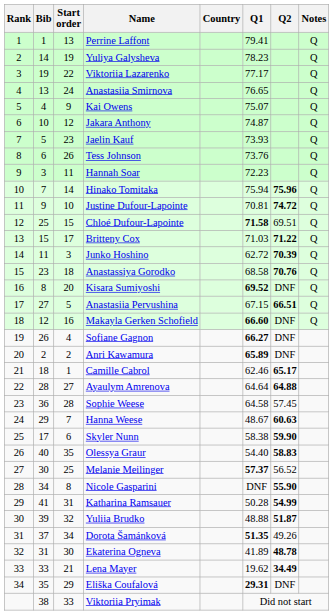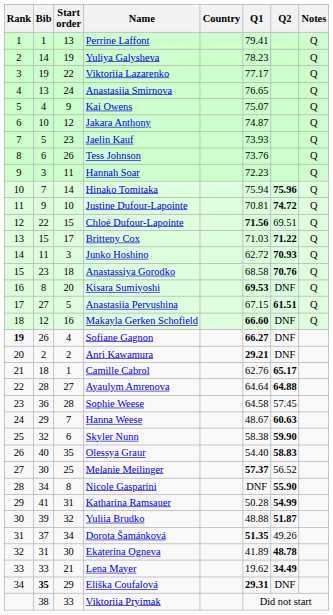(44, 222) 25 -> (44, 222) 22
(257, 222) 71.58 -> (257, 222) 71.56
(285, 255) 70.39 -> (285, 255) 70.93
(257, 288) 69.52 -> (257, 288) 69.53
(285, 304) 66.51 -> (285, 304) 61.51
(19, 337) normal -> (19, 337) bold
(257, 354) 65.89 -> (257, 354) 29.21
(257, 370) 62.46 -> (257, 370) 62.76
(44, 436) 17 -> (44, 436) 32
(44, 585) normal -> (44, 585) bold
